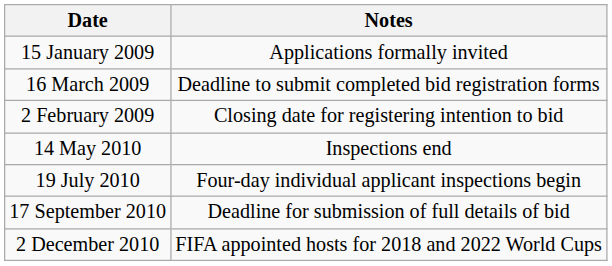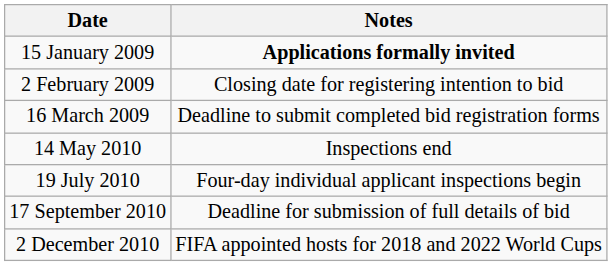(389, 52) normal -> (389, 52) bold
rows swapped: (88, 116) <-> (88, 84)
